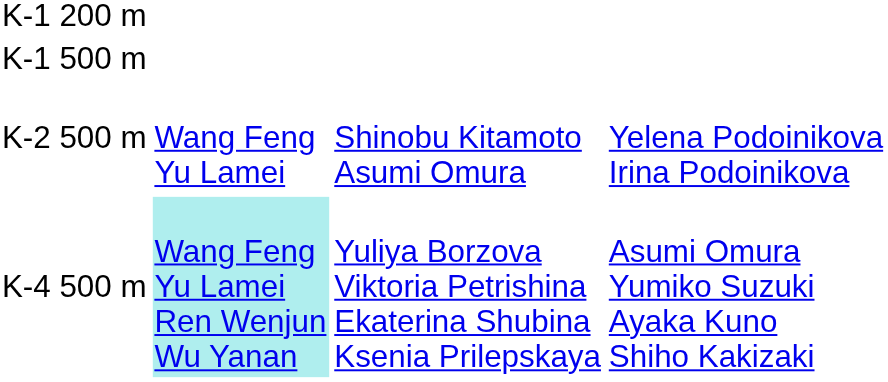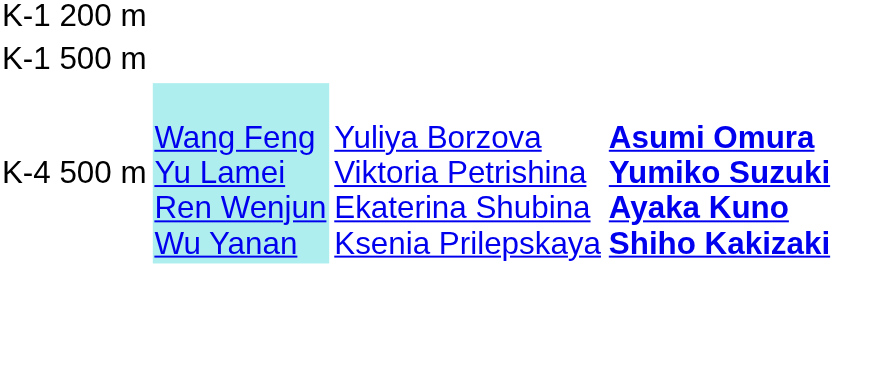- row: (74, 137)
(712, 304) normal -> (719, 190) bold
